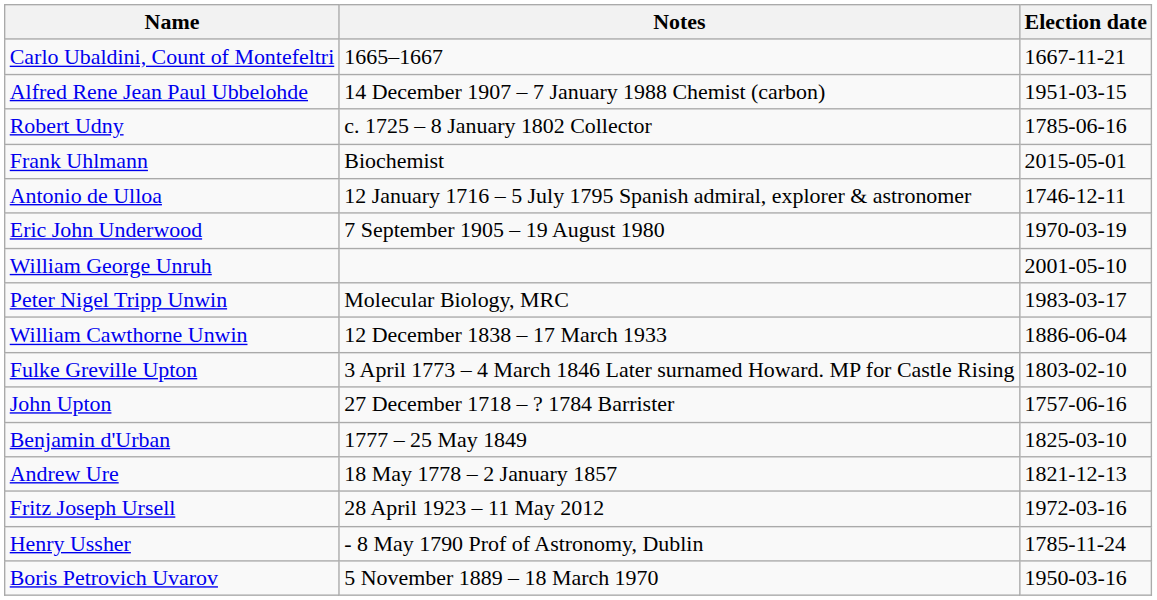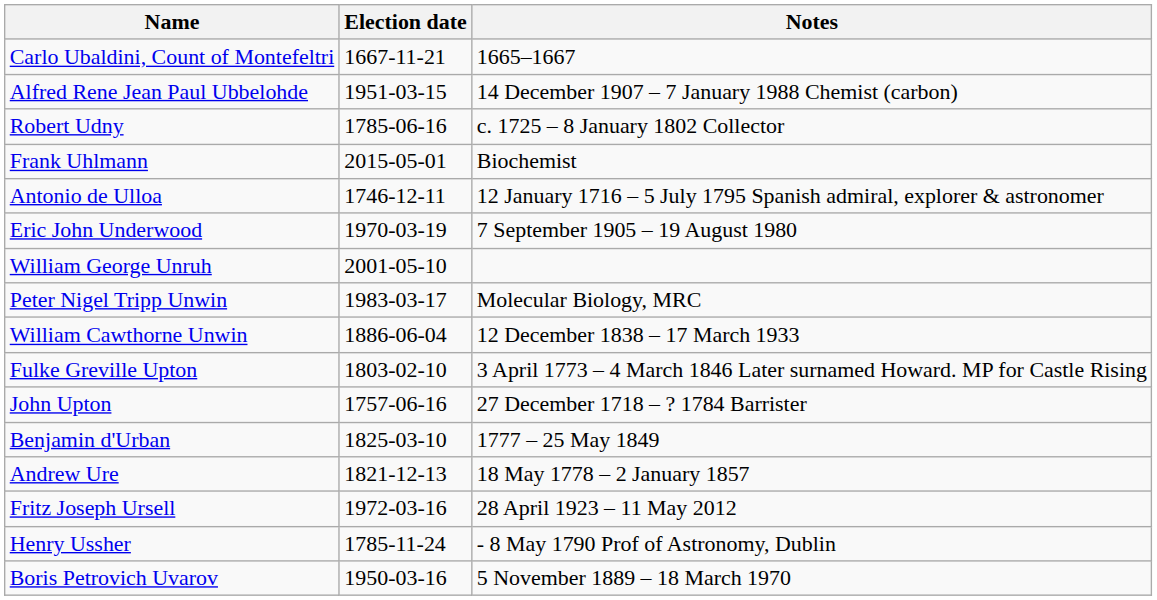columns swapped: (1086, 21) <-> (679, 21)
